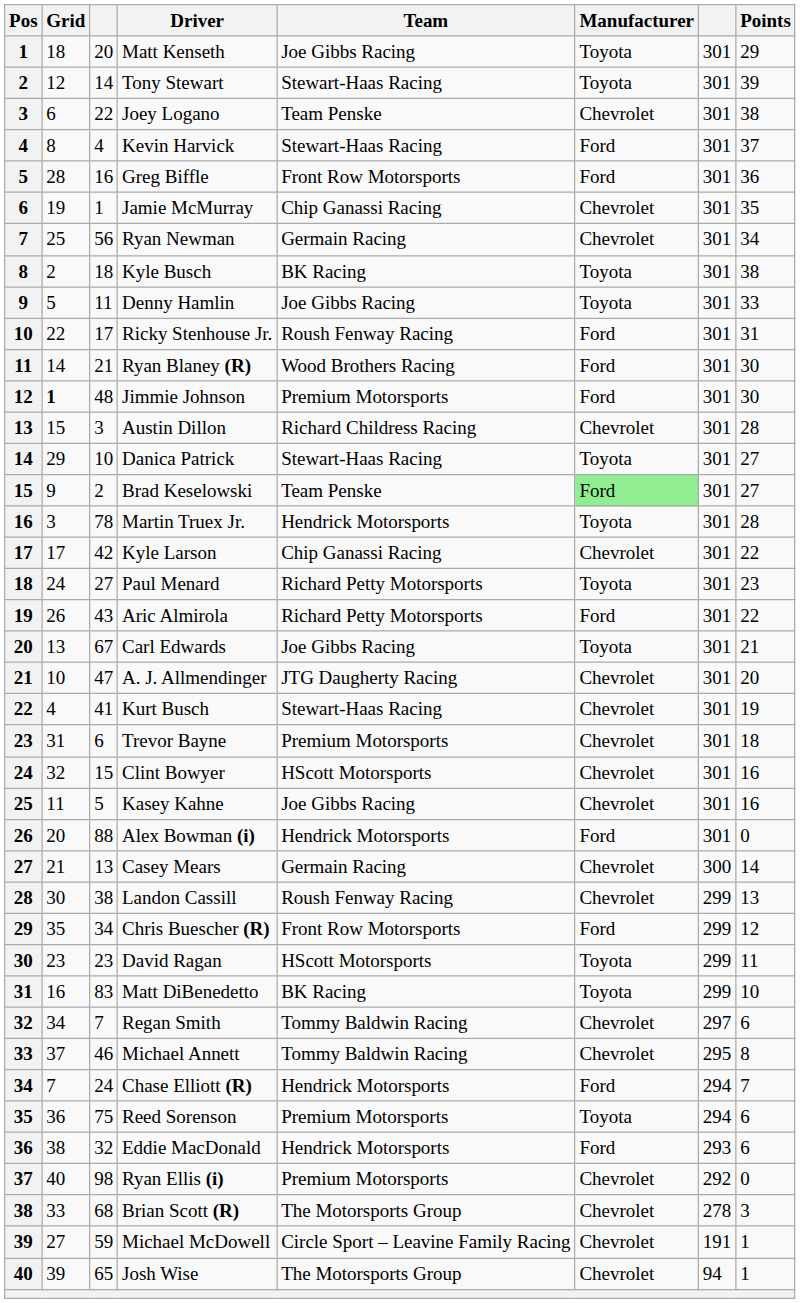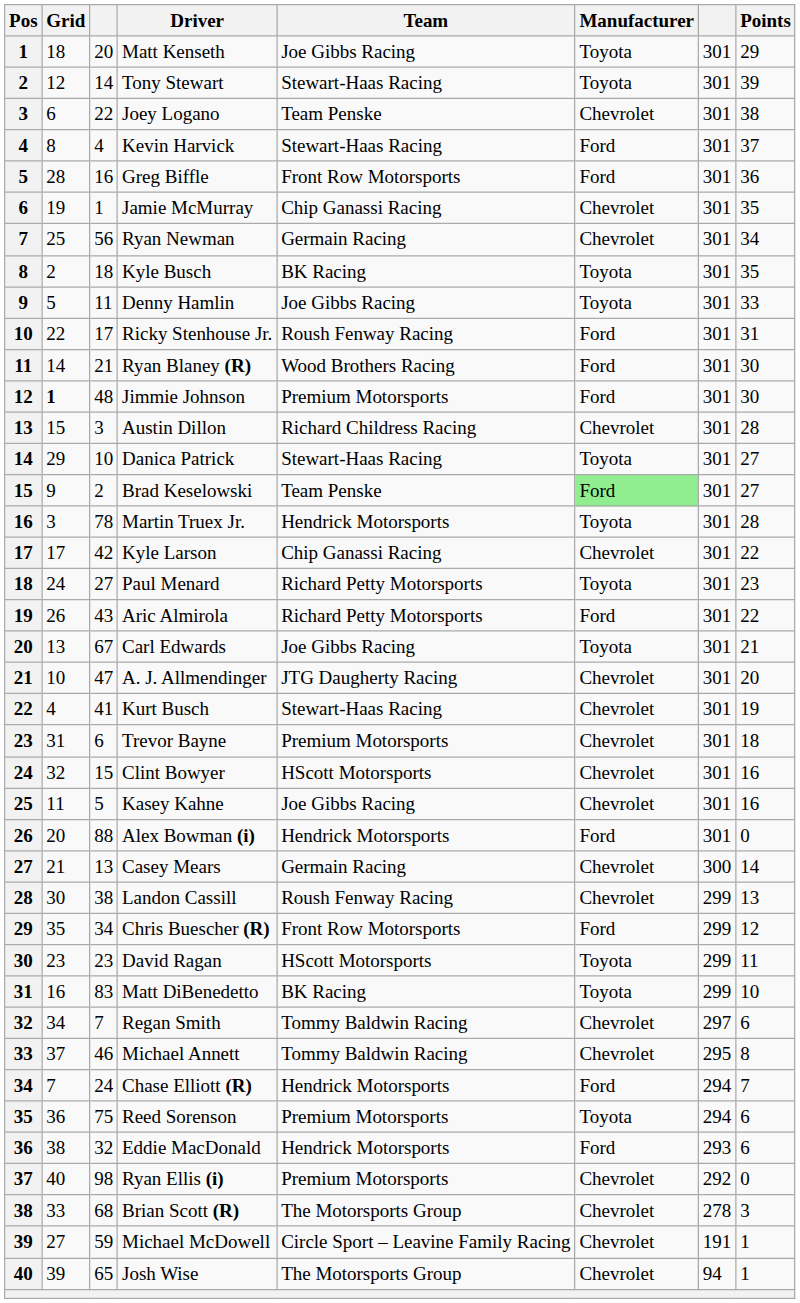(750, 270) 38 -> (750, 270) 35
